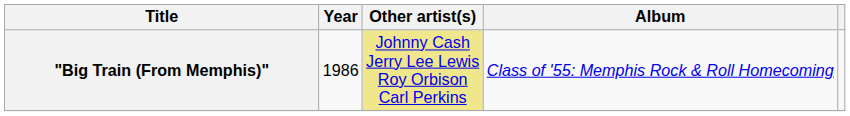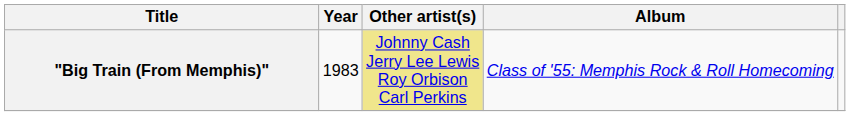(341, 70) 1986 -> (341, 70) 1983
